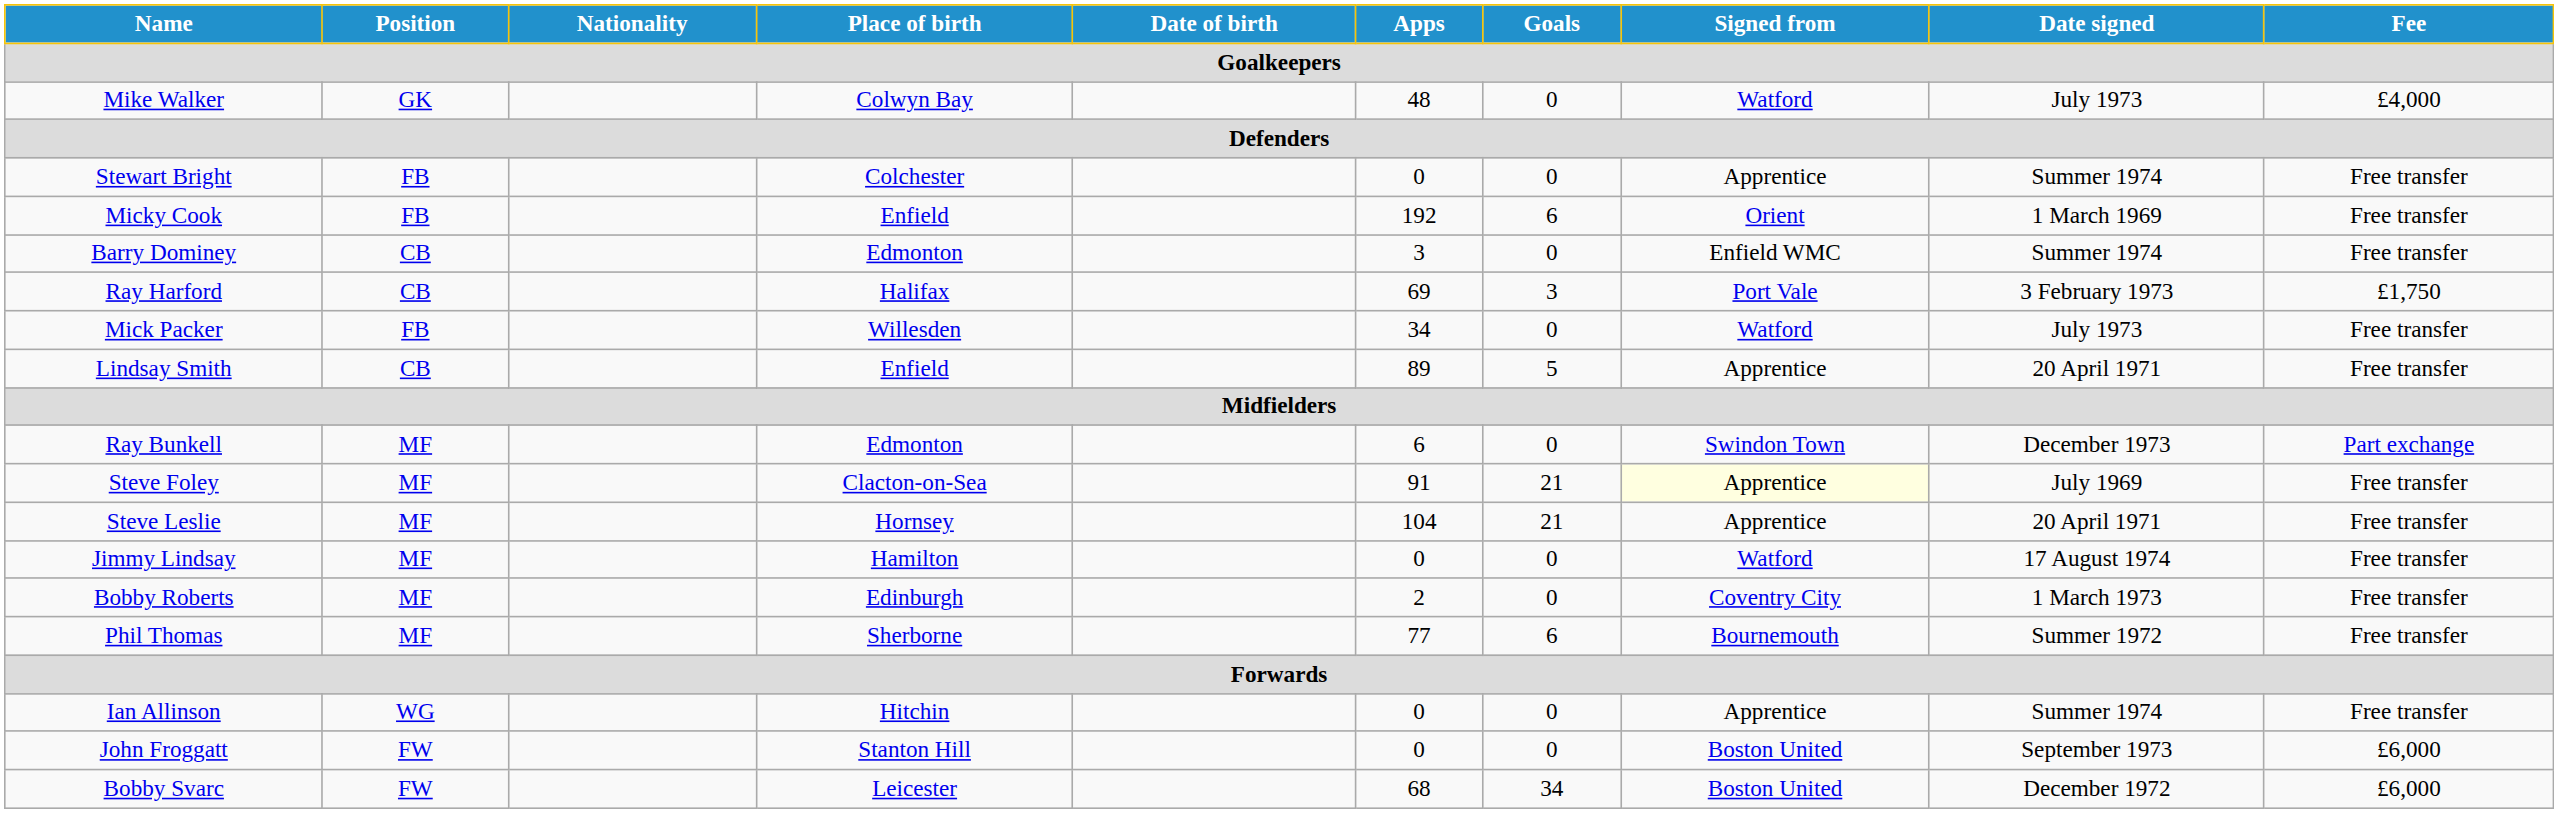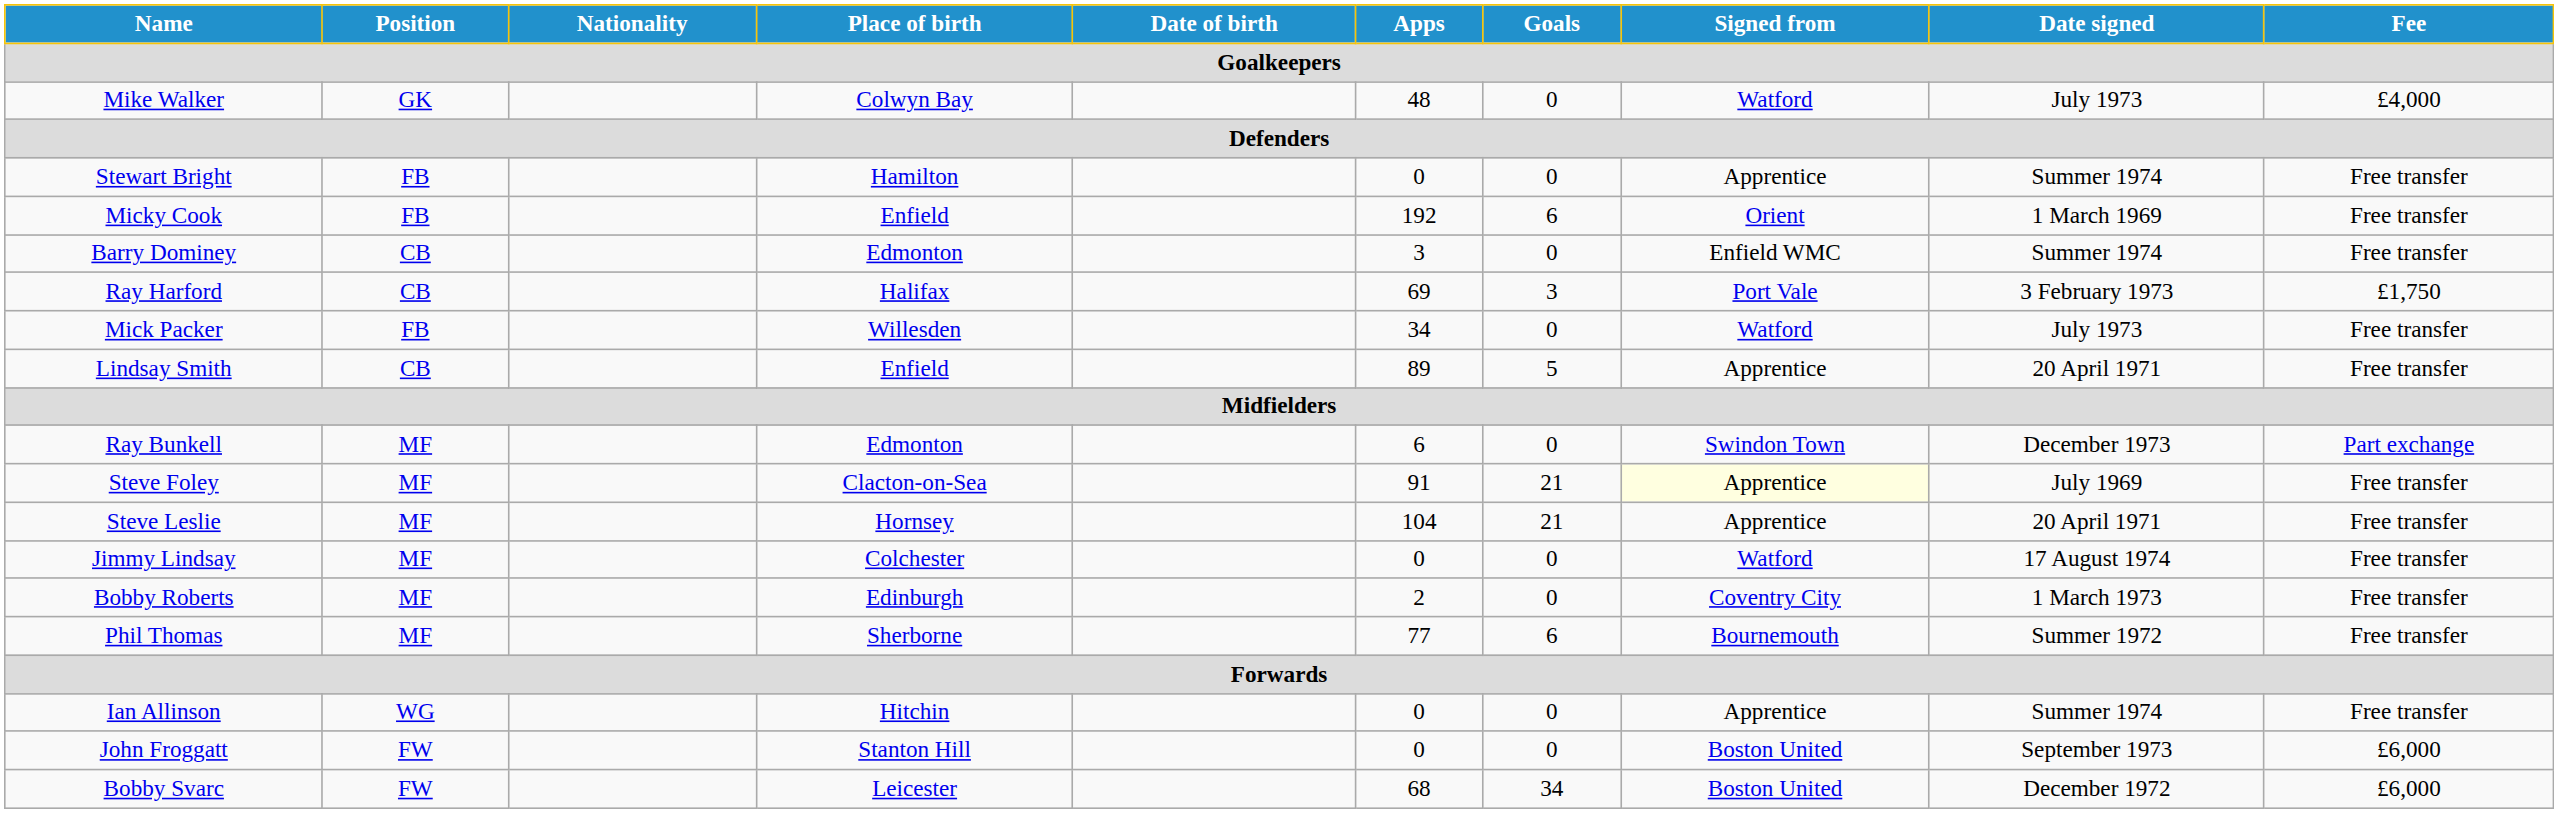(915, 176) Colchester -> (915, 176) Hamilton
(915, 559) Hamilton -> (915, 559) Colchester
